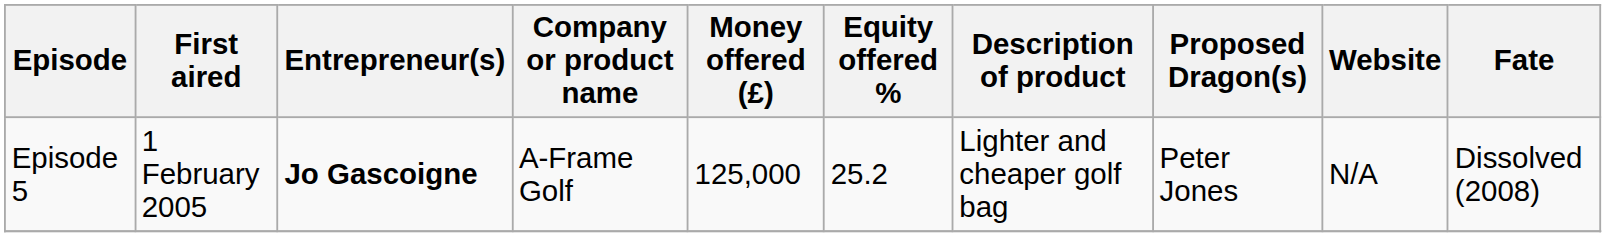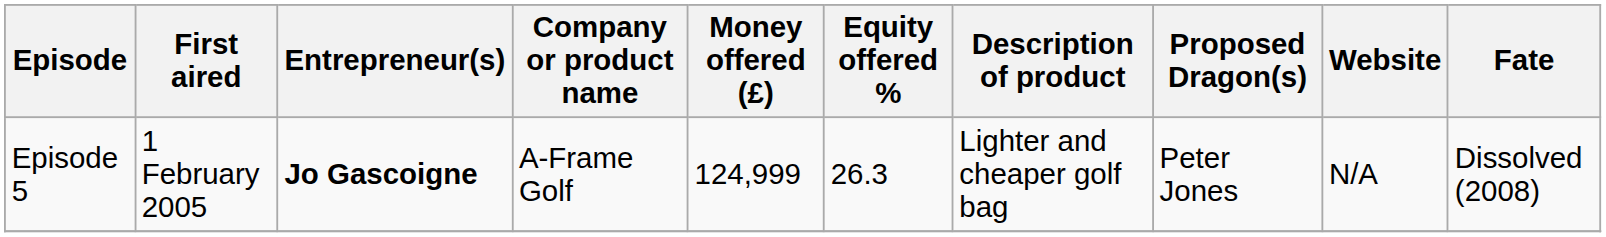(748, 173) 125,000 -> (748, 173) 124,999
(859, 173) 25.2 -> (859, 173) 26.3
